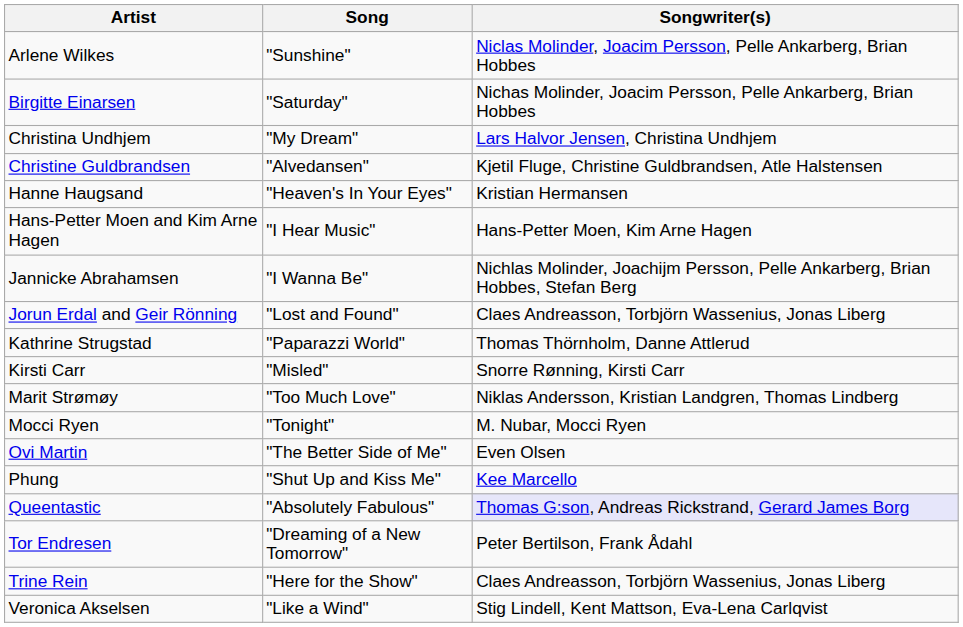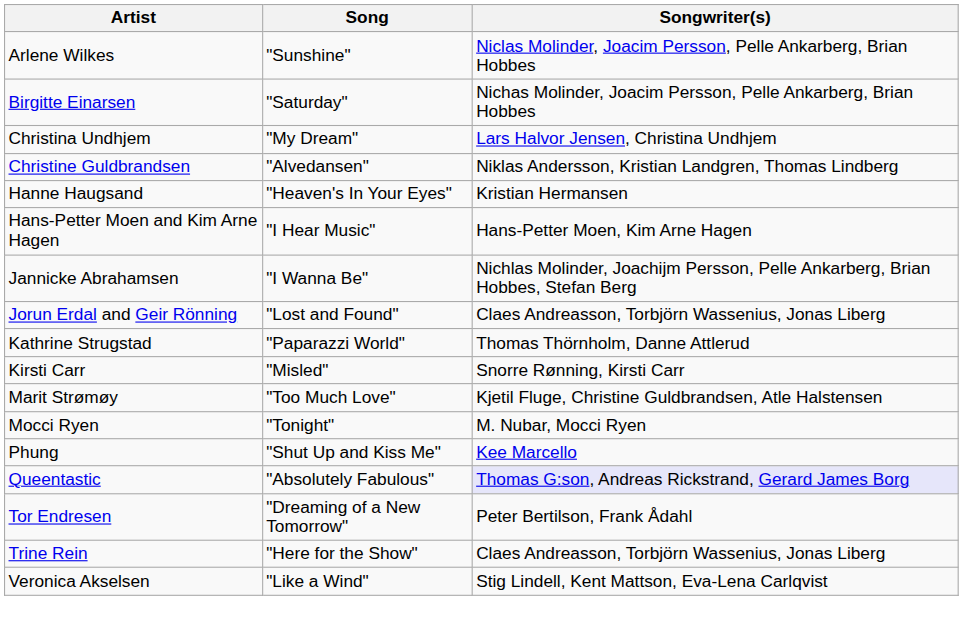(679, 166) Kjetil Fluge, Christine Guldbrandsen, Atle Halstensen -> (687, 166) Niklas Andersson, Kristian Landgren, Thomas Lindberg
(687, 397) Niklas Andersson, Kristian Landgren, Thomas Lindberg -> (679, 397) Kjetil Fluge, Christine Guldbrandsen, Atle Halstensen
- row: (48, 452)
